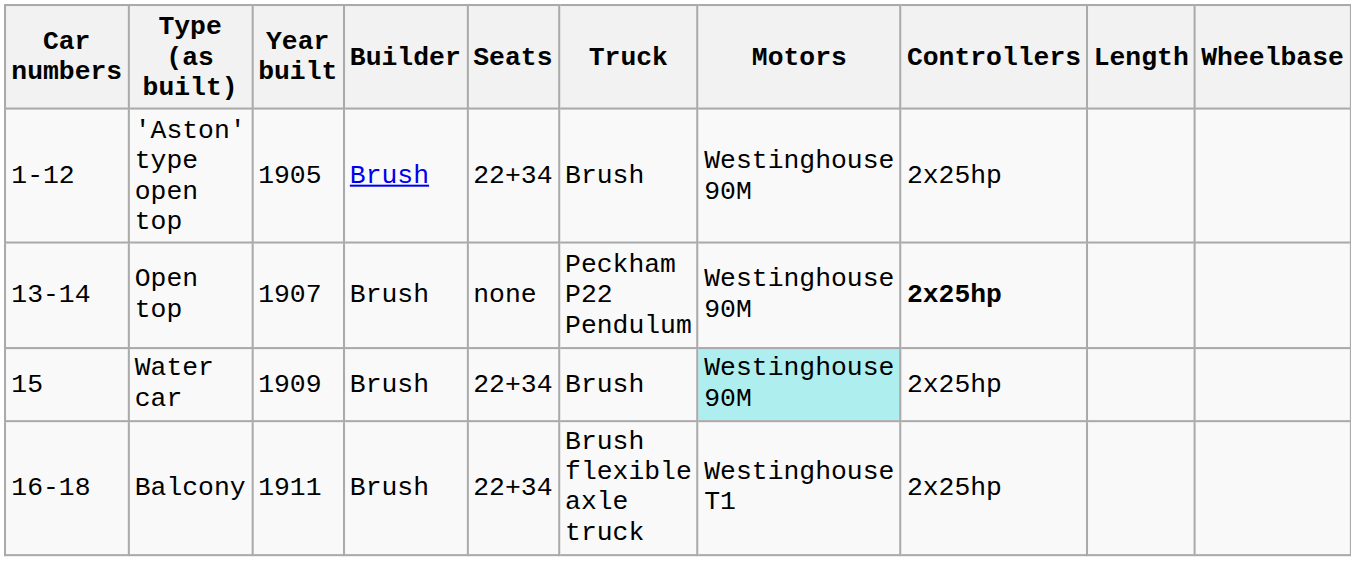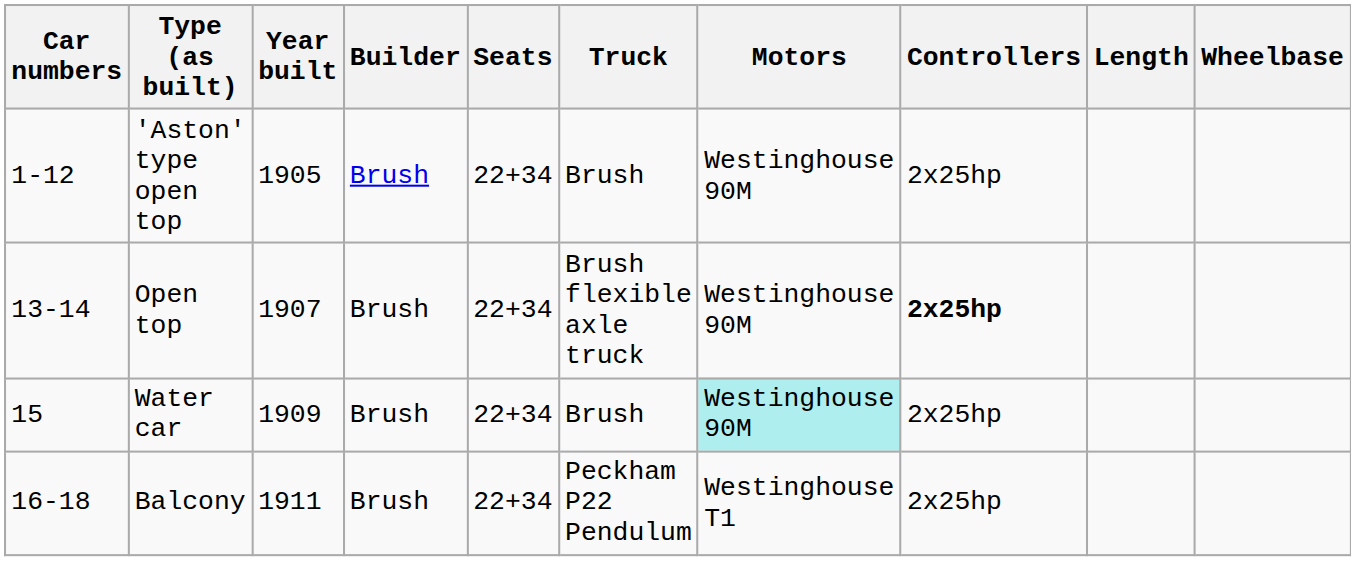(505, 295) none -> (513, 310) 22+34
(628, 295) Peckham P22 Pendulum -> (628, 310) Brush flexible axle truck
(628, 488) Brush flexible axle truck -> (628, 503) Peckham P22 Pendulum
